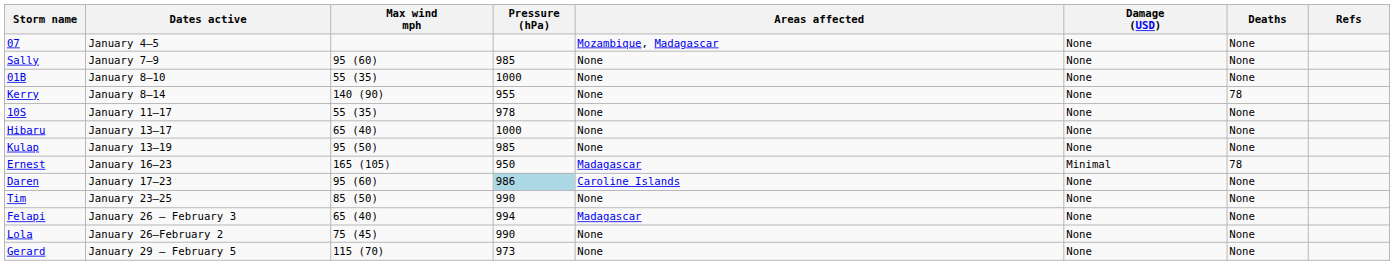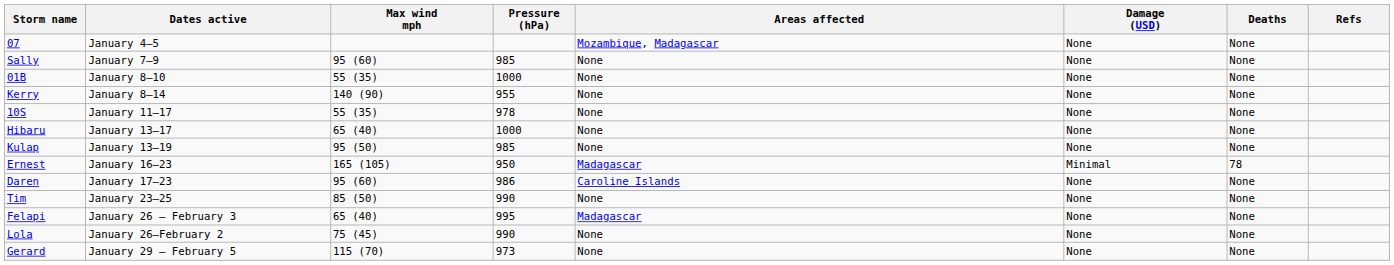(1236, 95) 78 -> (1242, 95) None
(506, 182) lightblue background -> (506, 182) no background
(506, 217) 994 -> (506, 217) 995
